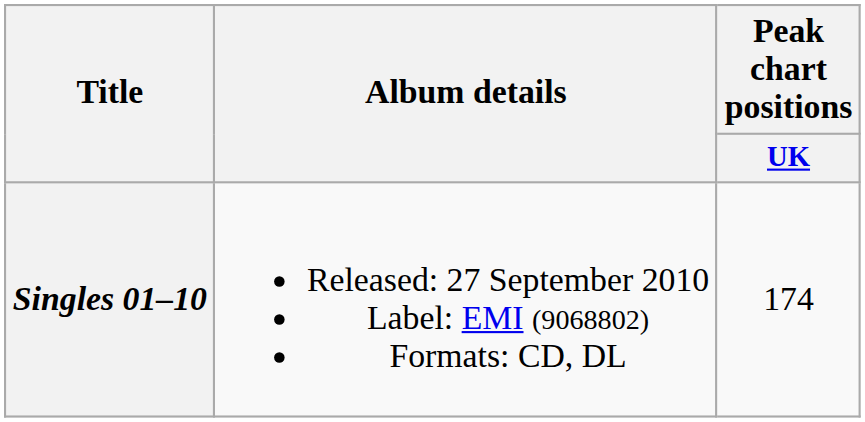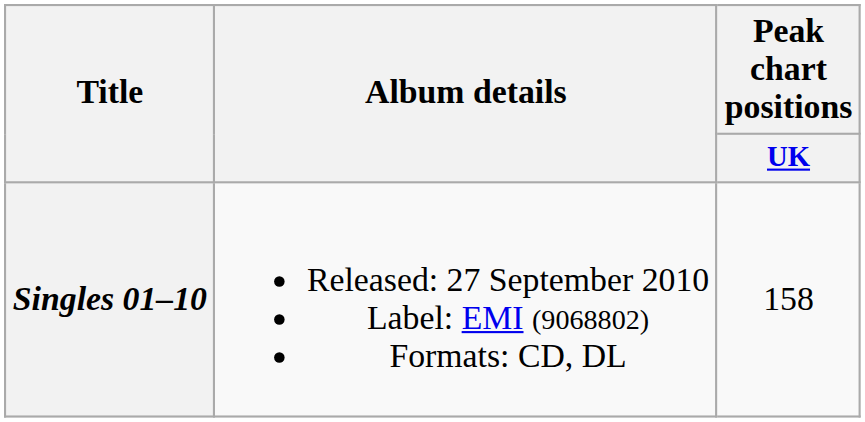(789, 298) 174 -> (789, 298) 158
